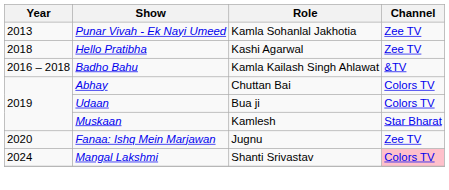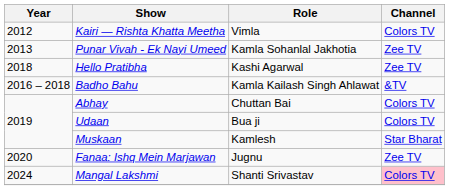+ row: (150, 31)
